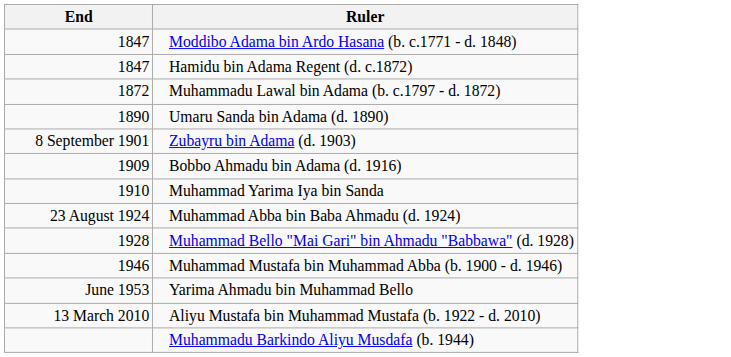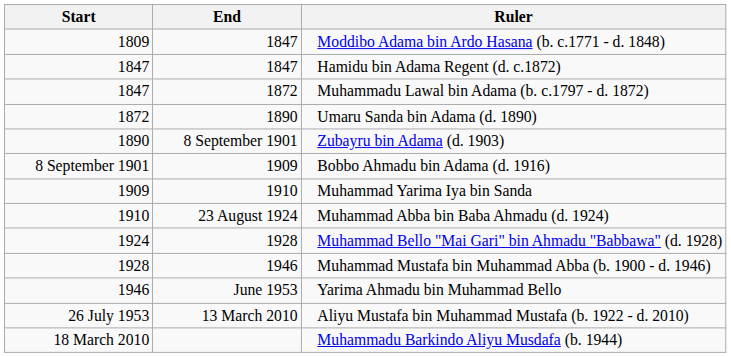+ column: (79, 16)
